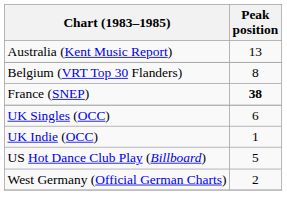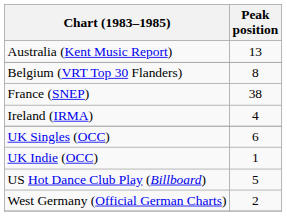(255, 94) bold -> (255, 94) normal
+ row: (50, 115)
